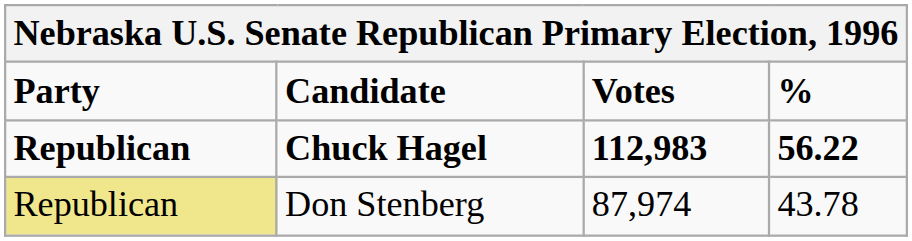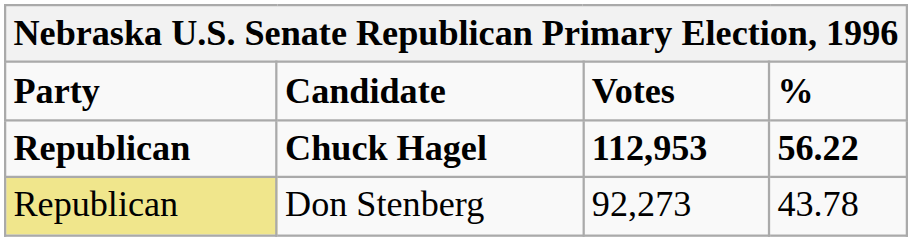(650, 147) 112,983 -> (650, 147) 112,953
(642, 205) 87,974 -> (642, 205) 92,273
